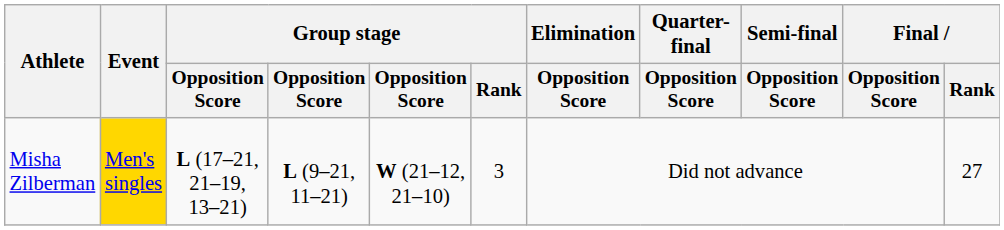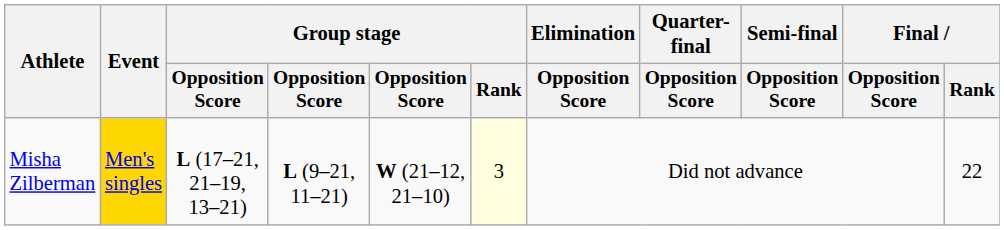(499, 171) no background -> (499, 171) lightyellow background
(972, 171) 27 -> (972, 171) 22
